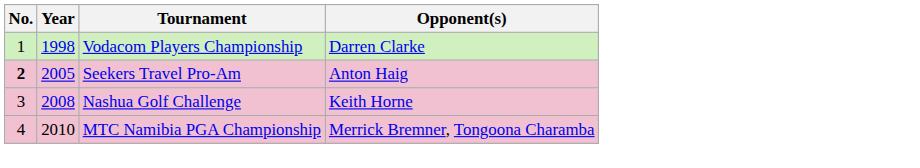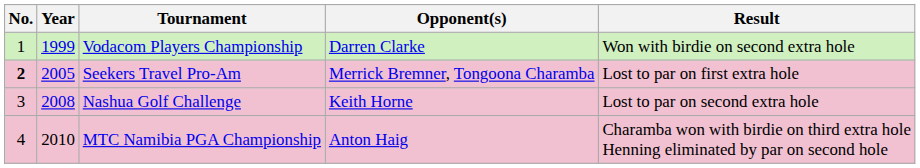+ column: (757, 18)
(58, 46) 1998 -> (58, 46) 1999
(368, 74) Anton Haig -> (462, 74) Merrick Bremner, Tongoona Charamba
(462, 129) Merrick Bremner, Tongoona Charamba -> (368, 139) Anton Haig
